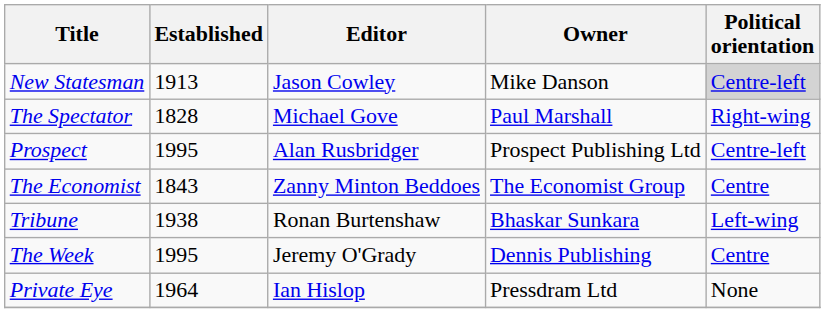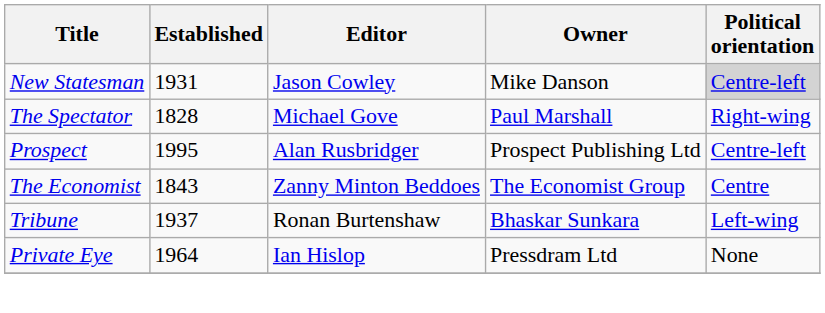(176, 81) 1913 -> (176, 81) 1931
(176, 220) 1938 -> (176, 220) 1937
- row: (52, 255)
